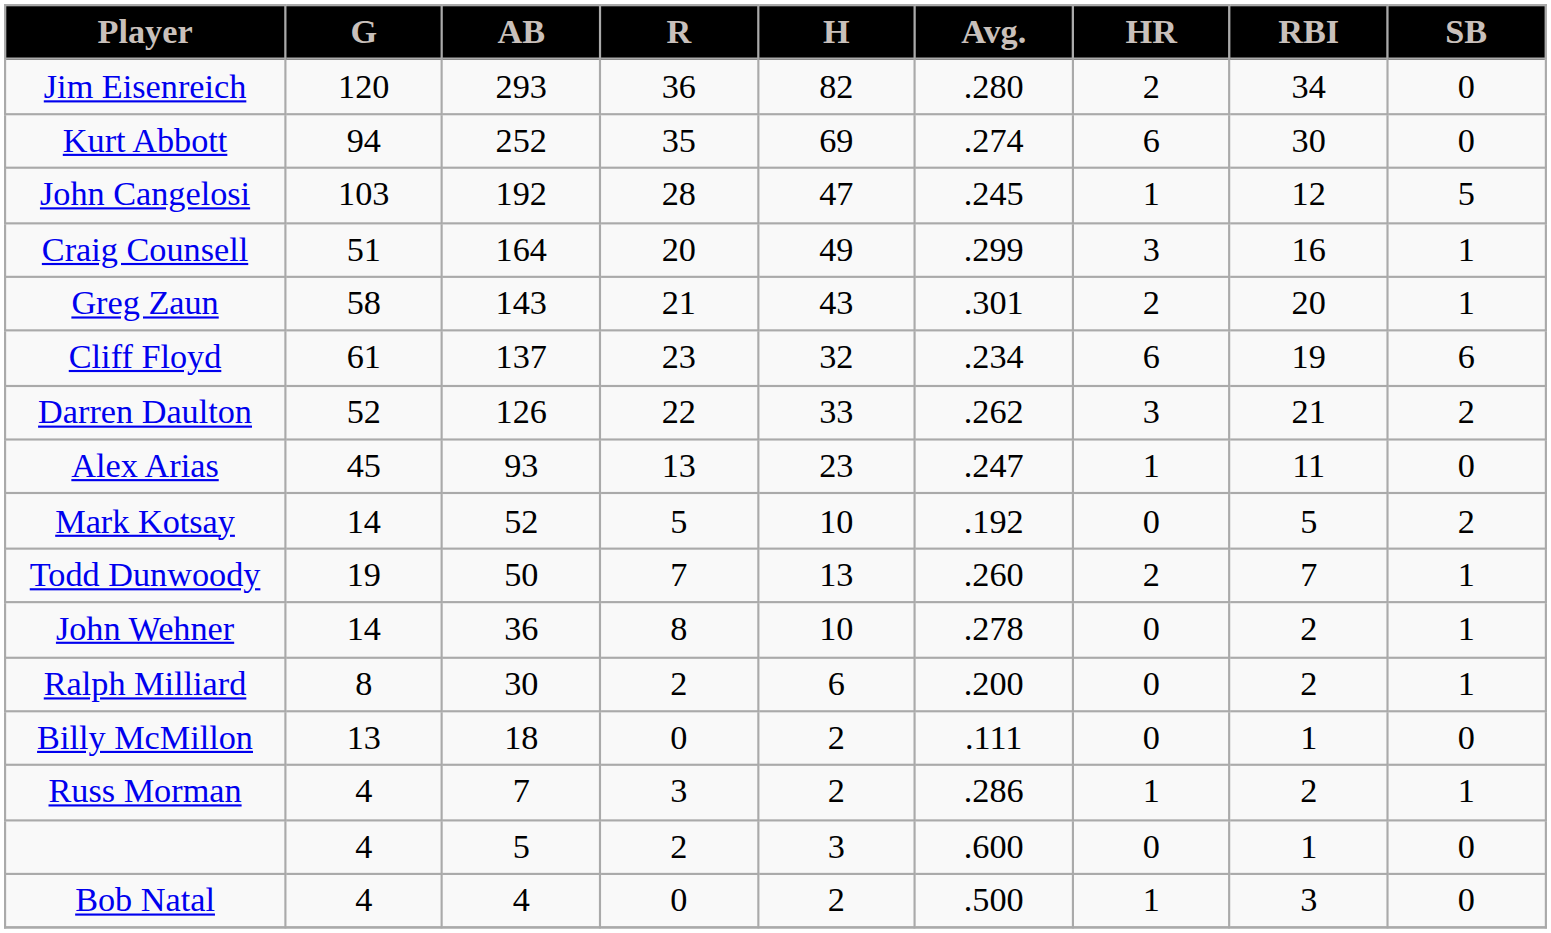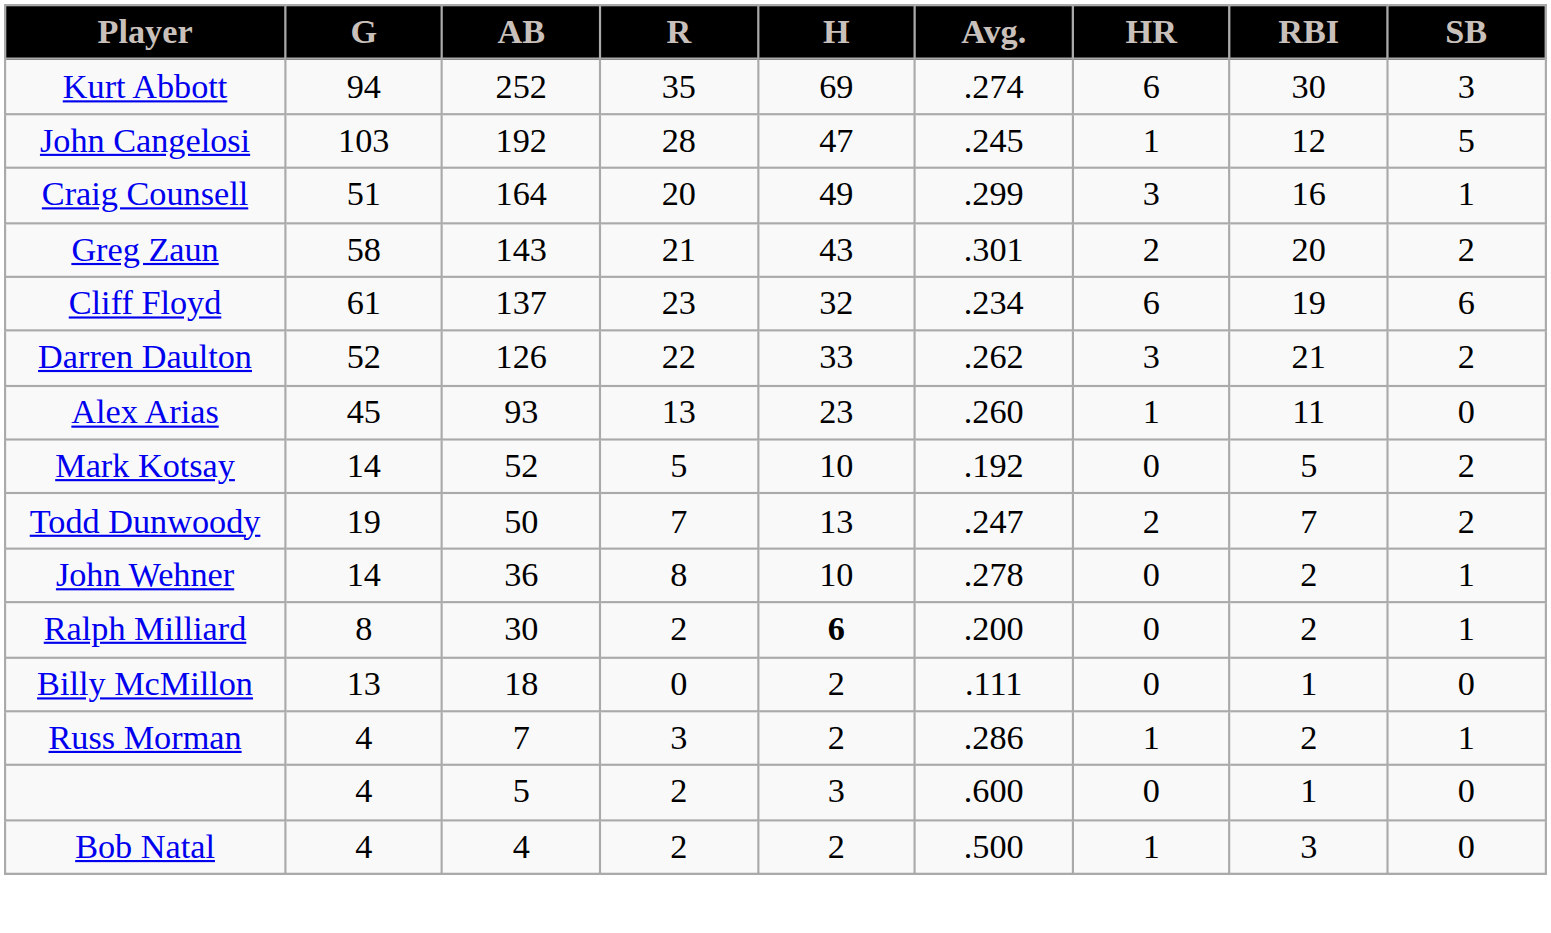- row: (145, 85)
(1466, 140) 0 -> (1466, 85) 3
(1466, 303) 1 -> (1466, 248) 2
(994, 466) .247 -> (994, 411) .260
(994, 574) .260 -> (994, 520) .247
(1466, 574) 1 -> (1466, 520) 2
(836, 683) normal -> (836, 628) bold
(679, 900) 0 -> (679, 846) 2
